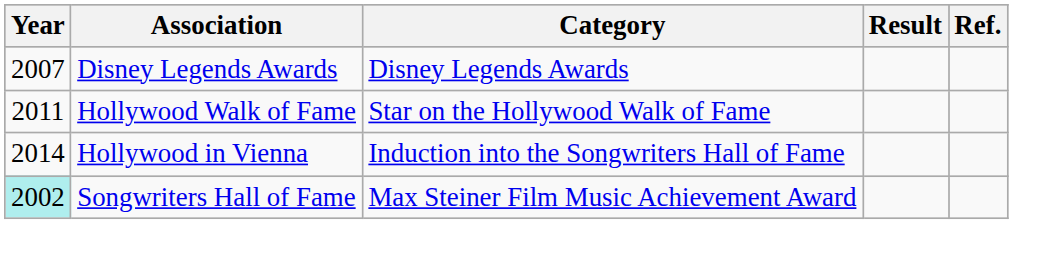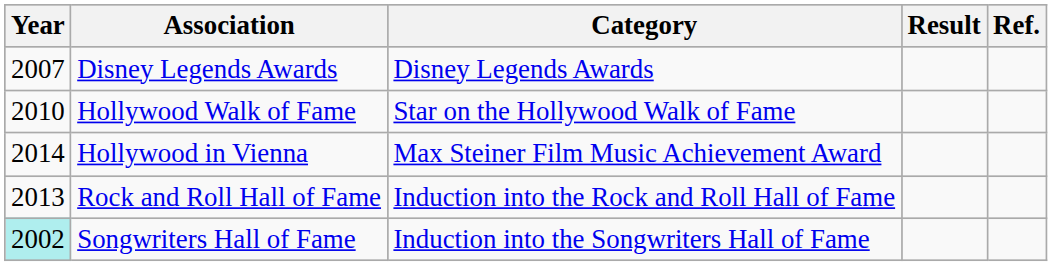(38, 111) 2011 -> (38, 111) 2010
(607, 153) Induction into the Songwriters Hall of Fame -> (637, 153) Max Steiner Film Music Achievement Award
+ row: (229, 196)
(612, 196) Max Steiner Film Music Achievement Award -> (632, 238) Induction into the Songwriters Hall of Fame
